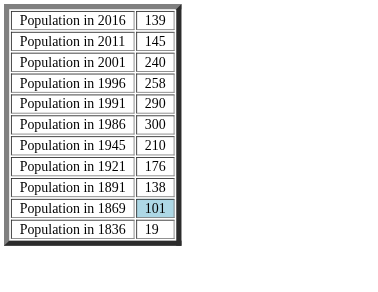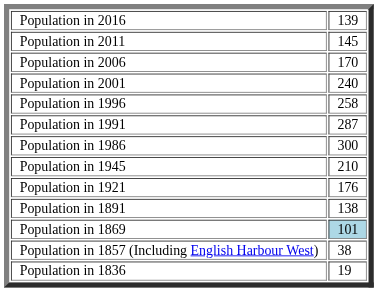+ row: (73, 62)
(155, 104) 290 -> (348, 124) 287
+ row: (169, 250)
